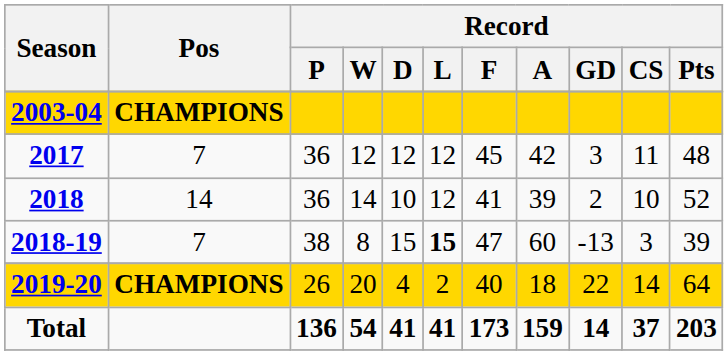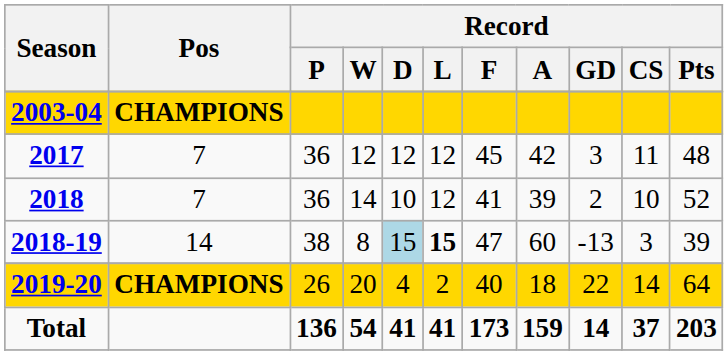(199, 198) 14 -> (199, 198) 7
(199, 241) 7 -> (199, 241) 14
(403, 241) no background -> (403, 241) lightblue background
